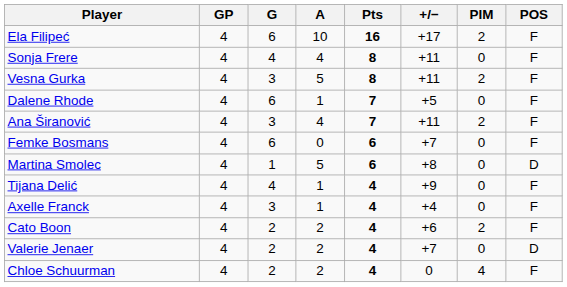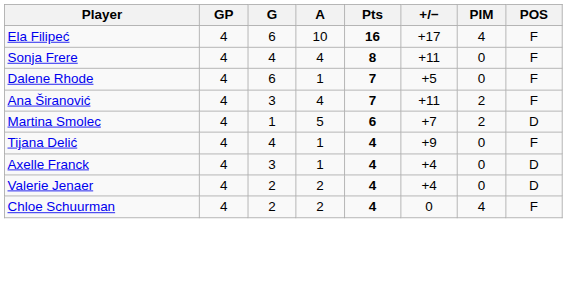(481, 36) 2 -> (481, 36) 4
- row: (46, 79)
- row: (58, 143)
(429, 164) +8 -> (429, 121) +7
(481, 164) 0 -> (481, 121) 2
(534, 206) F -> (534, 164) D
- row: (39, 228)
(429, 249) +7 -> (429, 185) +4
